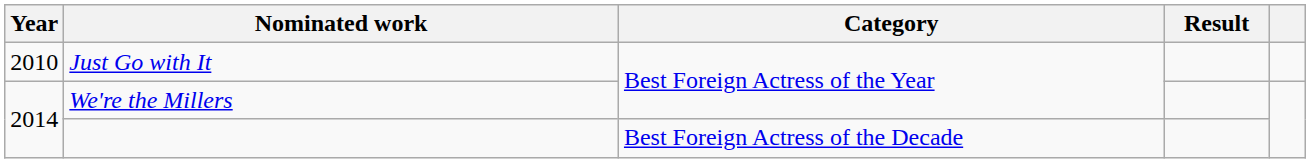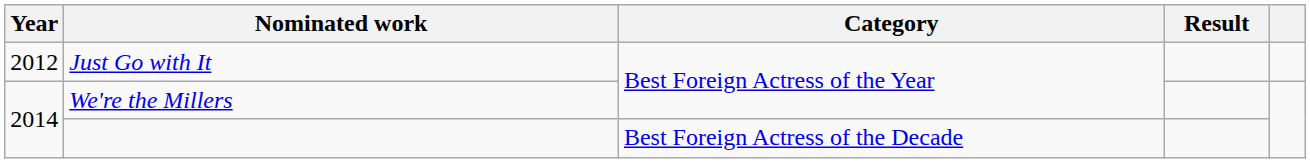(34, 61) 2010 -> (34, 61) 2012
